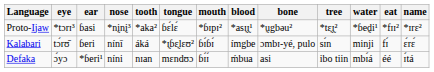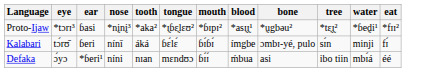- column: (415, 12)
(170, 28) ɓɛ́lɛ́ -> (178, 28) *ɪ̰ɓɛ̰lɛʊ²
(178, 43) *ɪ̰ɓɛ̰lɛʊ² -> (170, 43) ɓɛ́lɛ́
